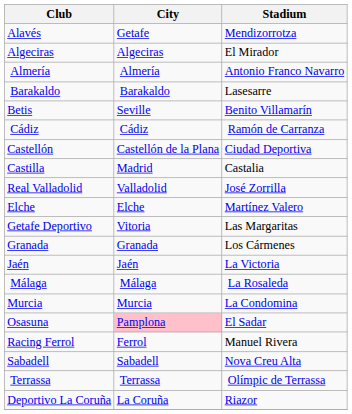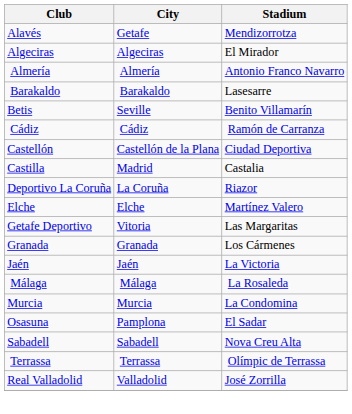rows swapped: (59, 399) <-> (45, 187)
(141, 322) pink background -> (141, 322) no background
- row: (41, 341)
